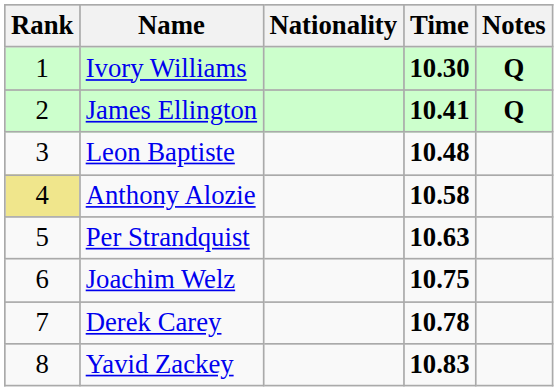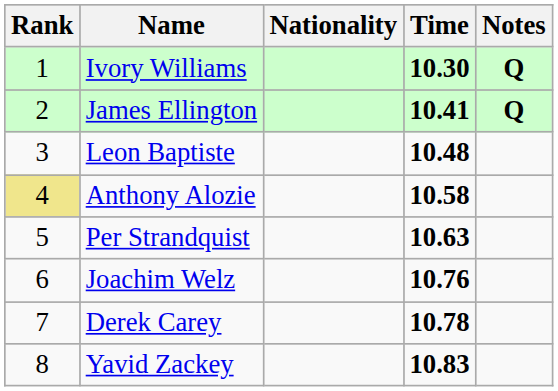(440, 279) 10.75 -> (440, 279) 10.76
